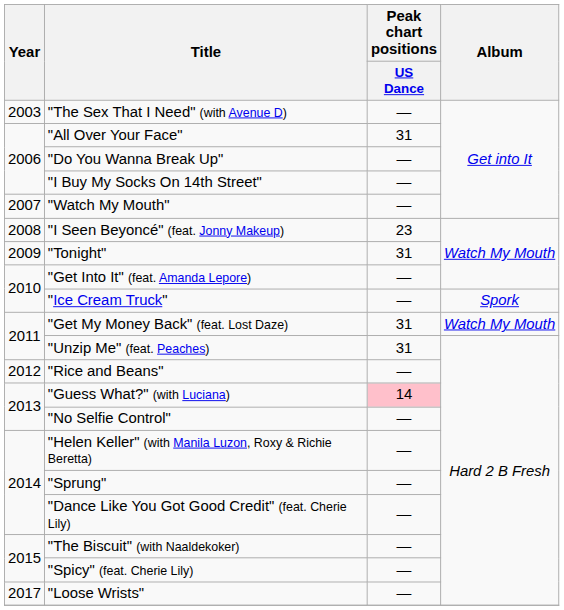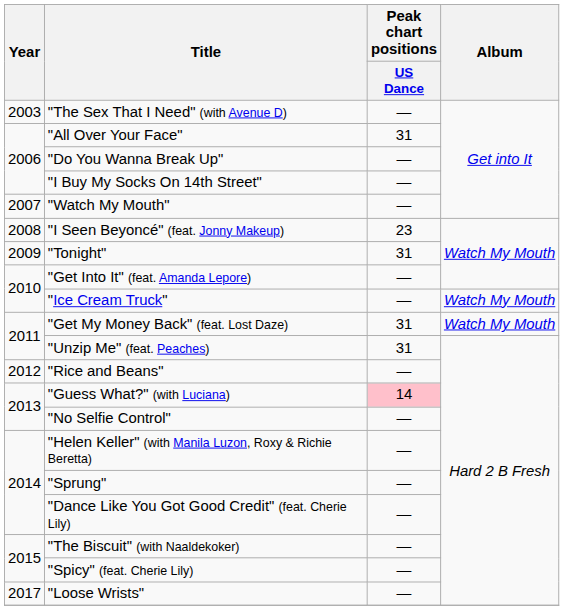(500, 300) Spork -> (500, 300) Watch My Mouth
